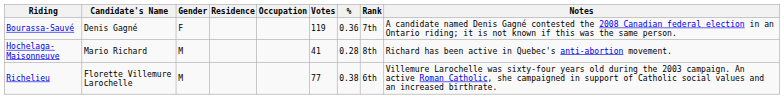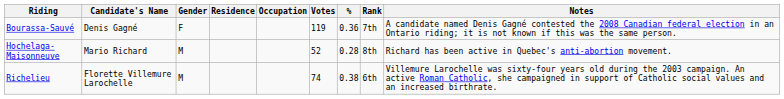(316, 51) 41 -> (316, 51) 52
(316, 78) 77 -> (316, 78) 74
